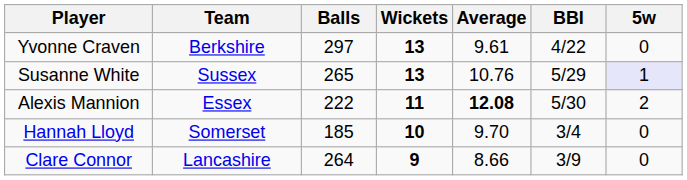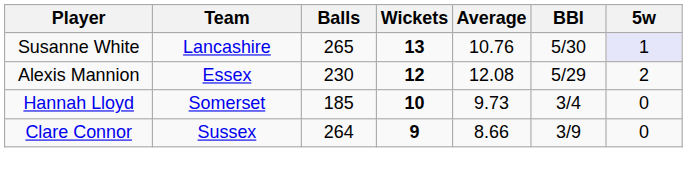- row: (79, 47)
(227, 75) Sussex -> (227, 47) Lancashire
(568, 75) 5/29 -> (568, 47) 5/30
(339, 103) 222 -> (339, 75) 230
(414, 103) 11 -> (414, 75) 12
(492, 103) bold -> (492, 75) normal
(568, 103) 5/30 -> (568, 75) 5/29
(492, 132) 9.70 -> (492, 103) 9.73
(227, 160) Lancashire -> (227, 132) Sussex
